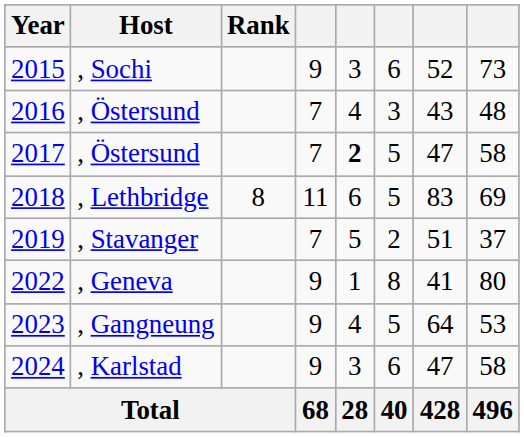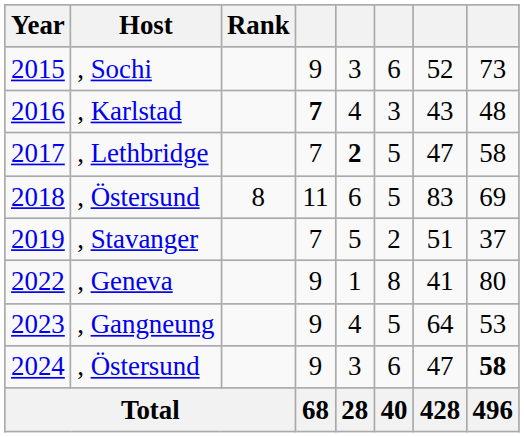(138, 111) , Östersund -> (129, 111) , Karlstad
(316, 111) normal -> (316, 111) bold
(138, 153) , Östersund -> (143, 153) , Lethbridge
(143, 196) , Lethbridge -> (138, 196) , Östersund
(129, 366) , Karlstad -> (138, 366) , Östersund
(493, 366) normal -> (493, 366) bold
